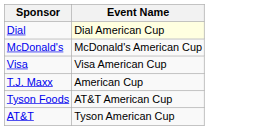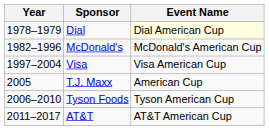+ column: (34, 13)
(123, 99) AT&T American Cup -> (184, 99) Tyson American Cup
(124, 116) Tyson American Cup -> (183, 116) AT&T American Cup
